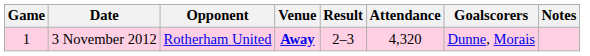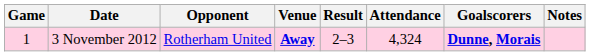(405, 39) 4,320 -> (405, 39) 4,324
(491, 39) normal -> (494, 39) bold
